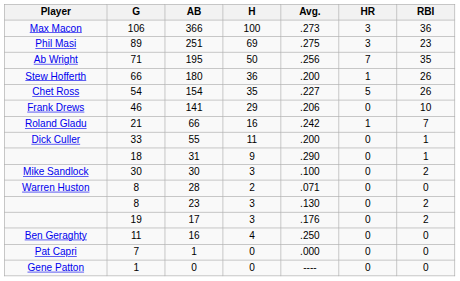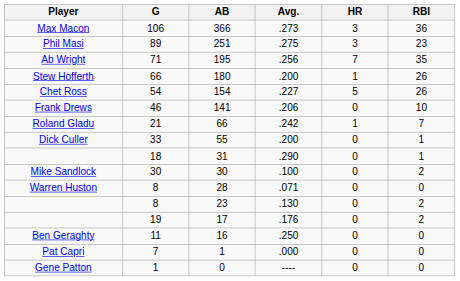- column: (252, 12)
